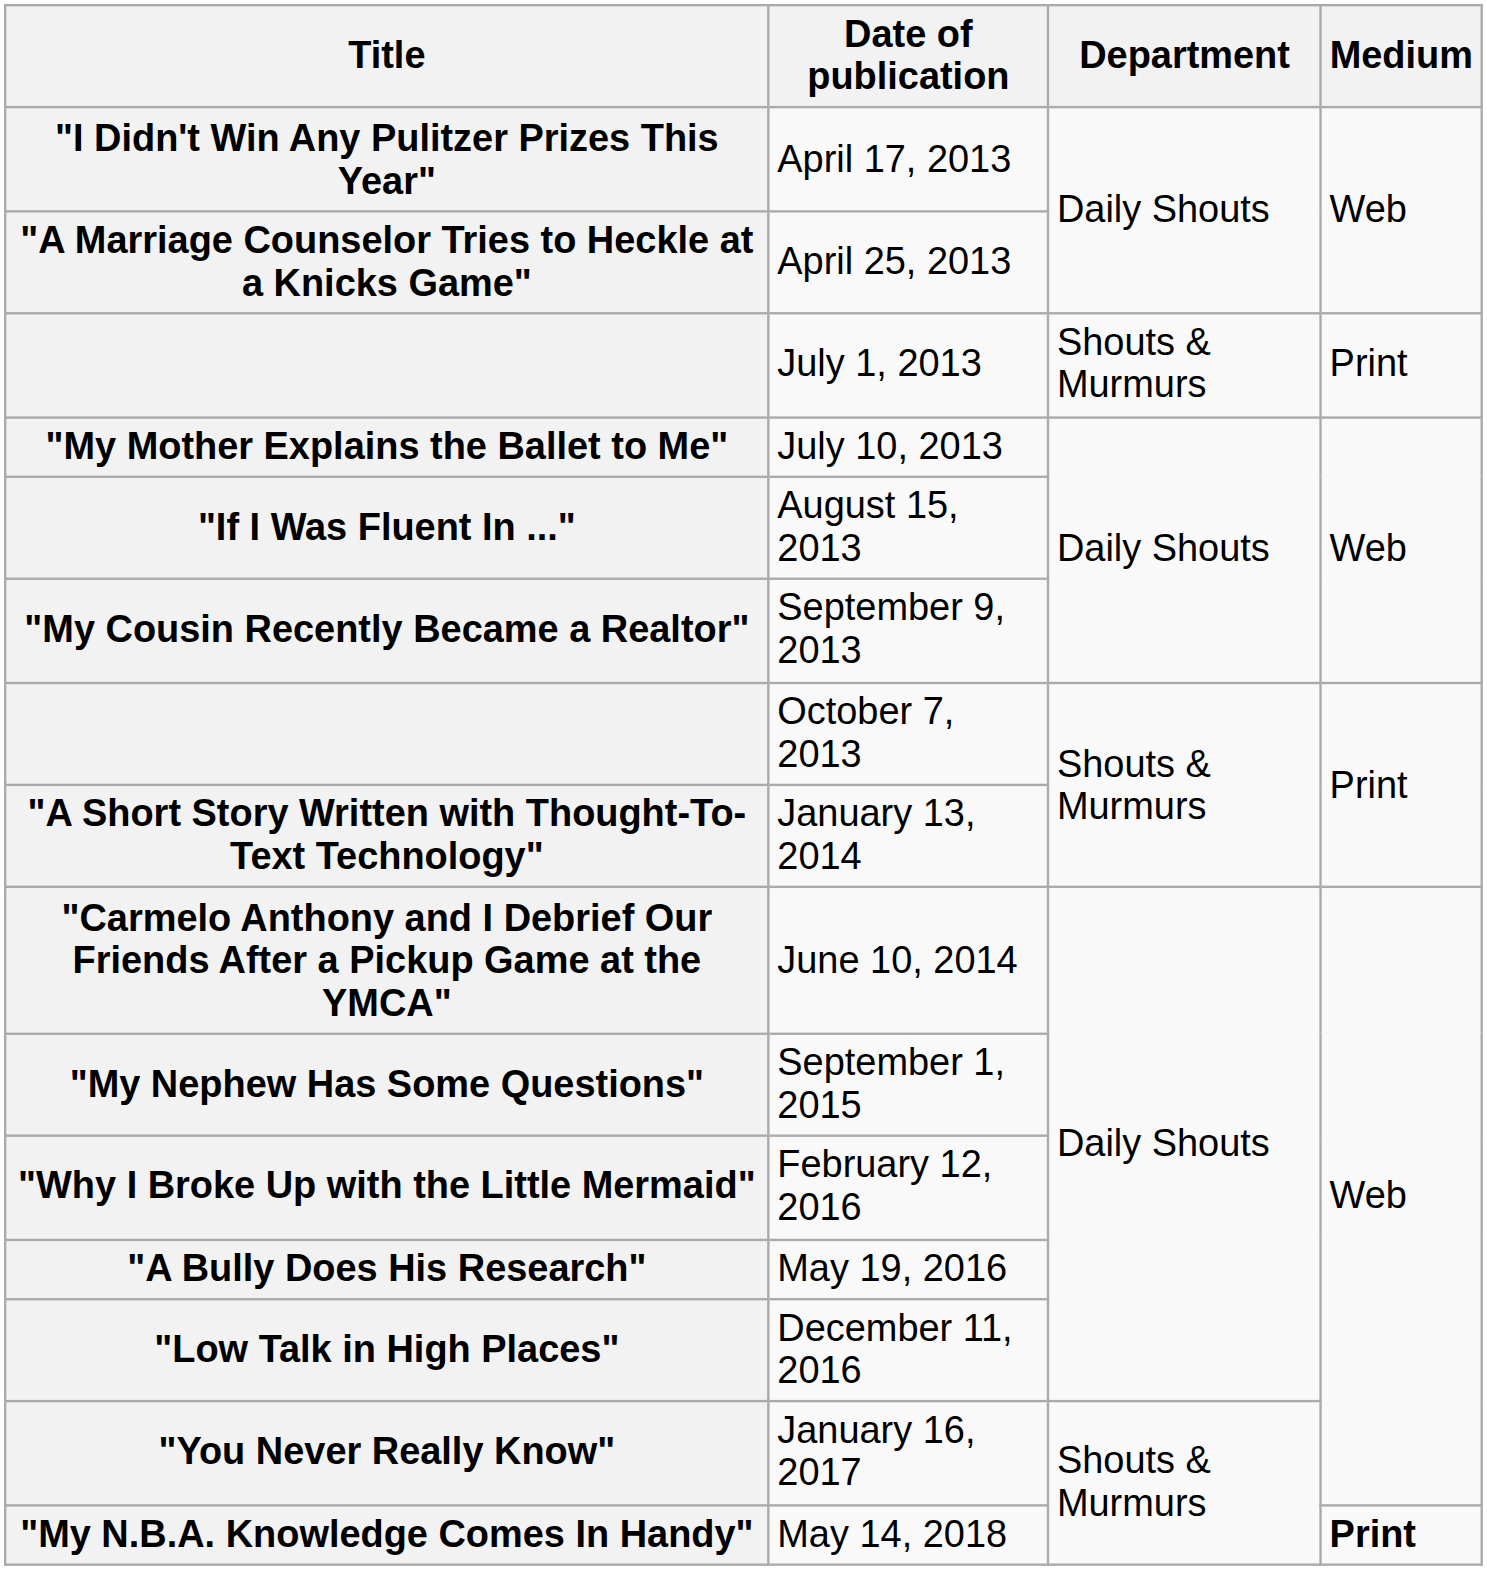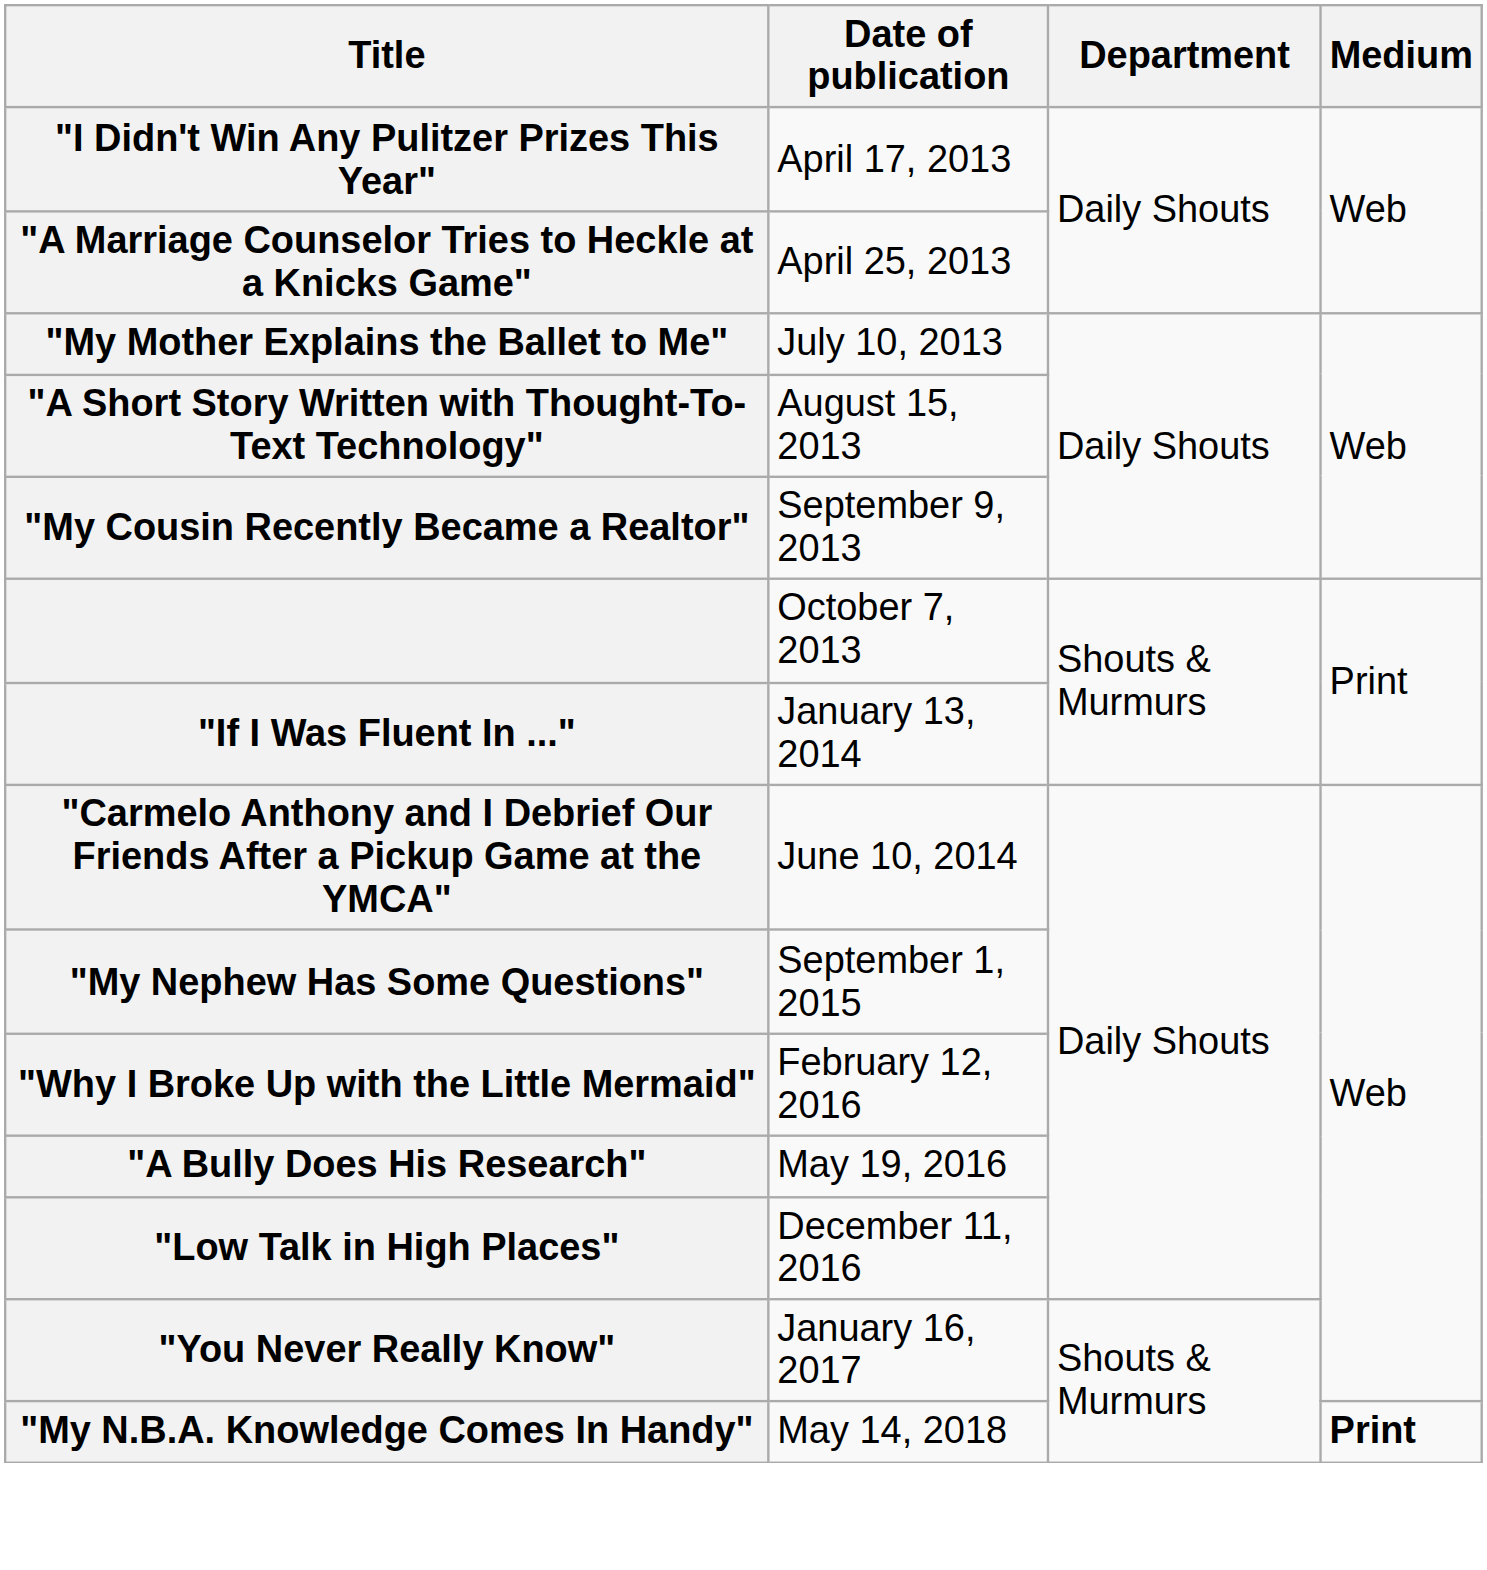- row: (880, 364)
(387, 527) "If I Was Fluent In ..." -> (387, 424) "A Short Story Written with Thought-To-Text Technology"
(387, 835) "A Short Story Written with Thought-To-Text Technology" -> (387, 732) "If I Was Fluent In ..."
